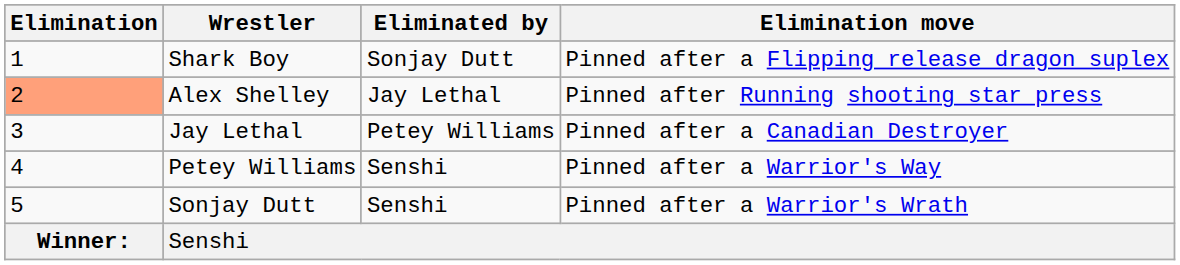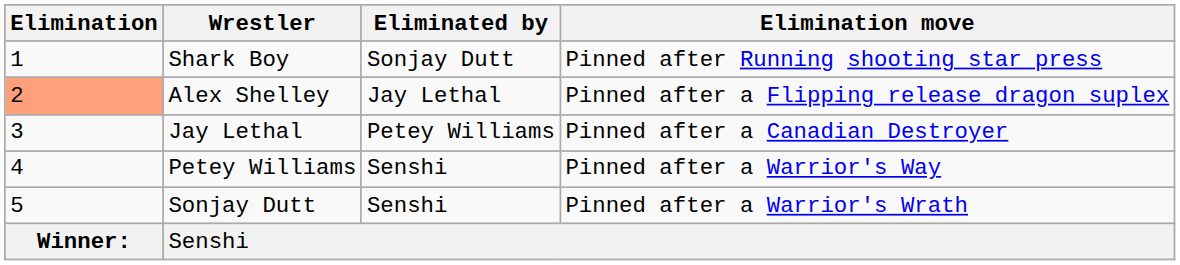(867, 60) Pinned after a Flipping release dragon suplex -> (834, 60) Pinned after Running shooting star press
(834, 96) Pinned after Running shooting star press -> (867, 96) Pinned after a Flipping release dragon suplex
